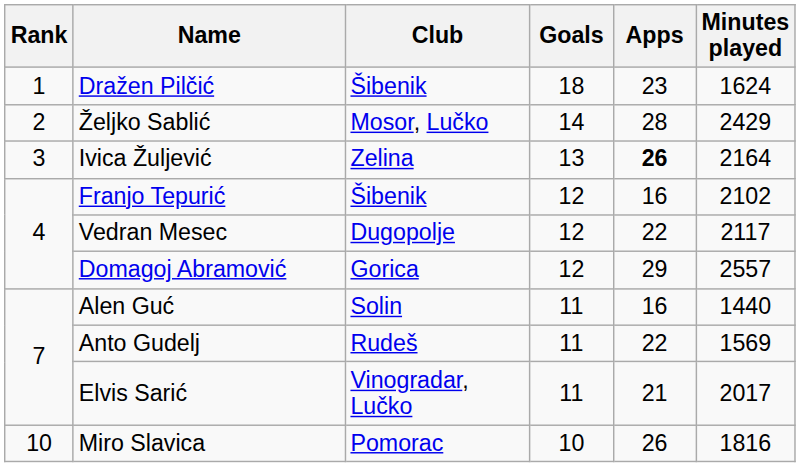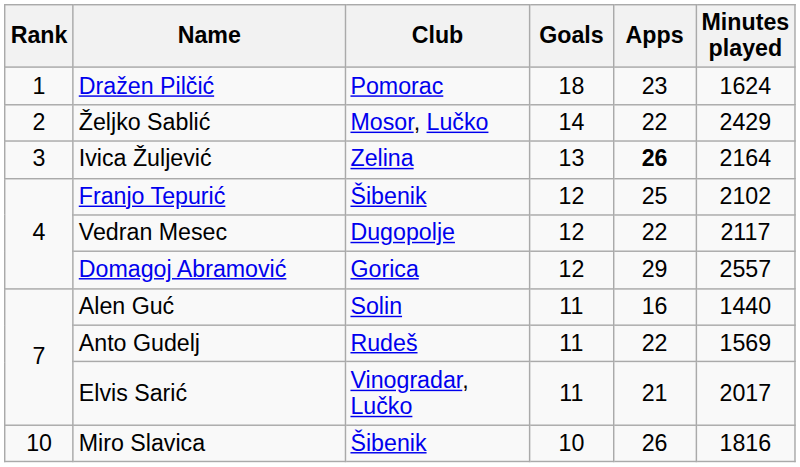(389, 85) Šibenik -> (397, 85) Pomorac
(655, 122) 28 -> (655, 122) 22
(655, 196) 16 -> (655, 196) 25
(397, 443) Pomorac -> (389, 443) Šibenik
